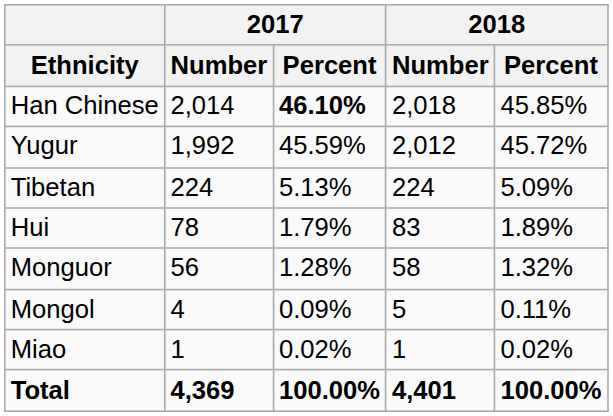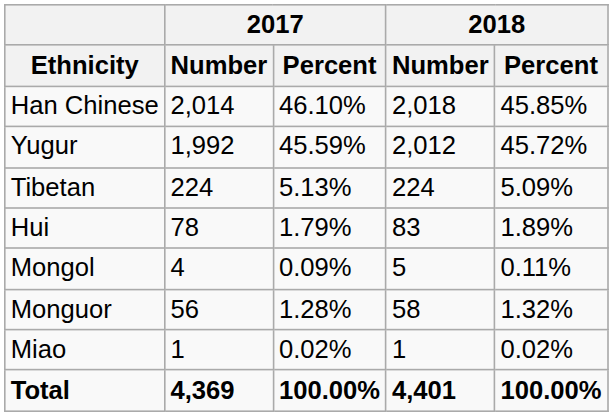(322, 106) bold -> (322, 106) normal
rows swapped: (61, 268) <-> (53, 308)
